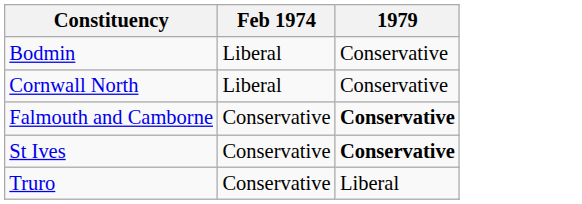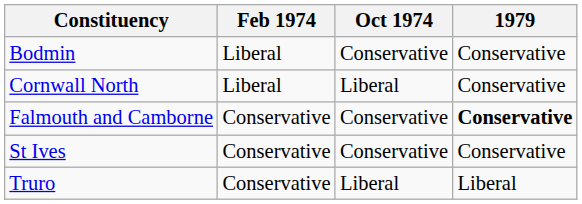+ column: (394, 20)
(397, 150) bold -> (511, 150) normal
